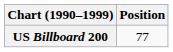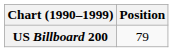(142, 36) 77 -> (142, 36) 79
